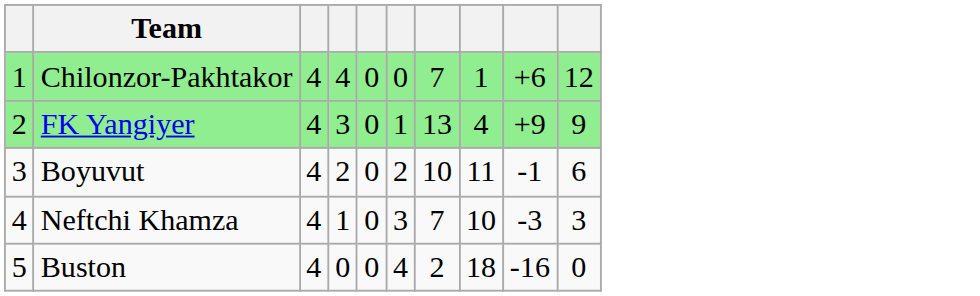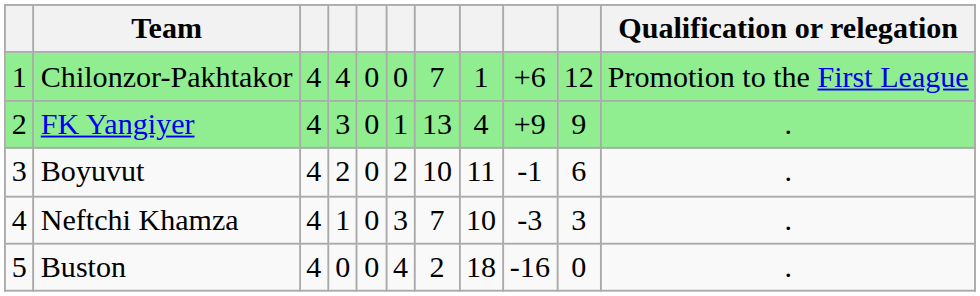+ column: (788, 28)
